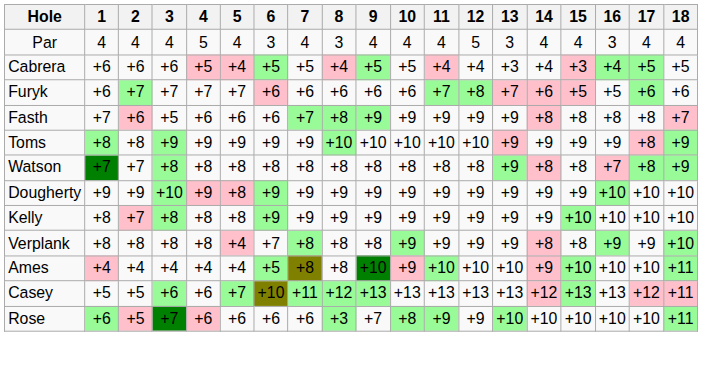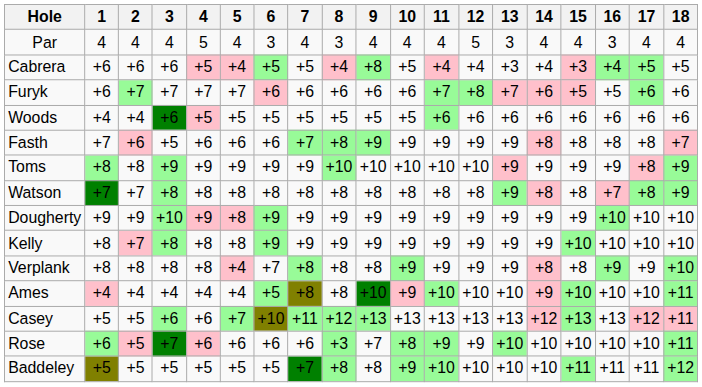(373, 67) +5 -> (373, 67) +8
+ row: (33, 117)
+ row: (41, 368)
